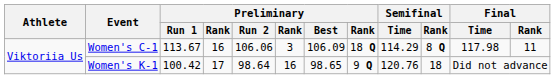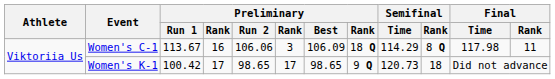(254, 65) 98.64 -> (254, 65) 98.65
(290, 65) 16 -> (290, 65) 17
(400, 65) 120.76 -> (400, 65) 120.73
